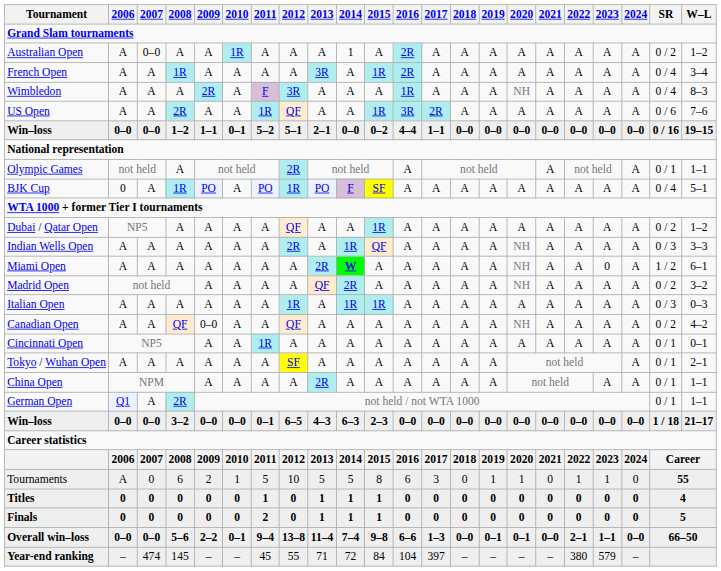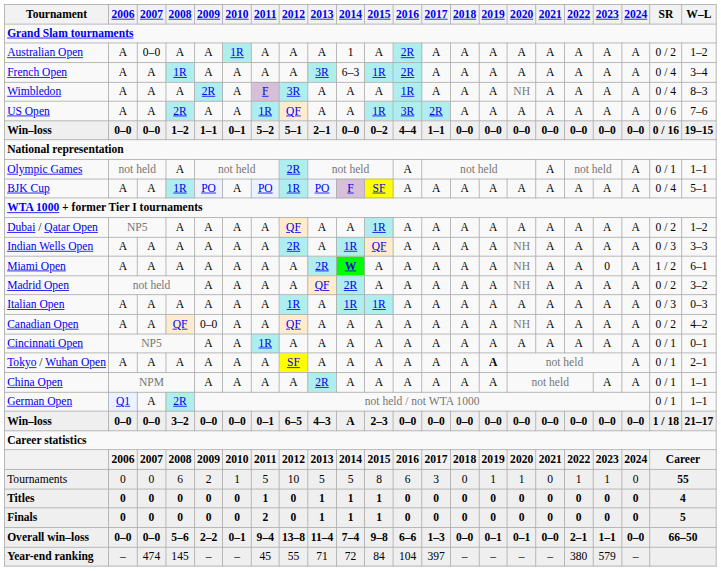(351, 72) A -> (351, 72) 6–3
(123, 188) 0 -> (123, 188) A
(493, 362) normal -> (493, 362) bold
(351, 421) 6–3 -> (351, 421) A
(123, 479) A -> (123, 479) 0
